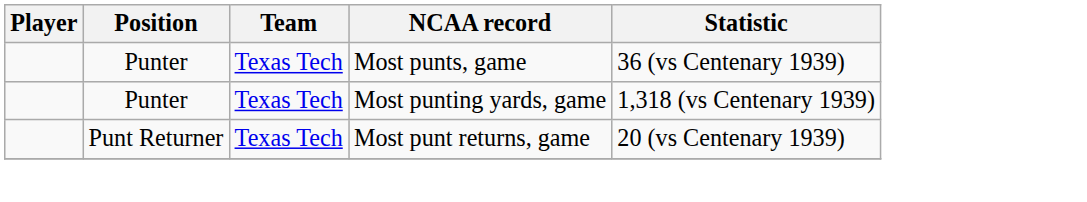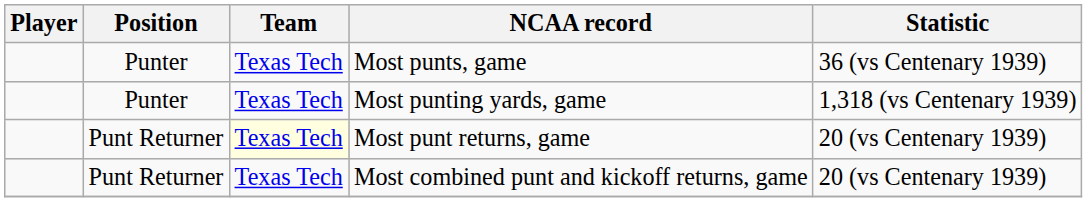(289, 138) no background -> (289, 138) lightyellow background
+ row: (581, 176)
